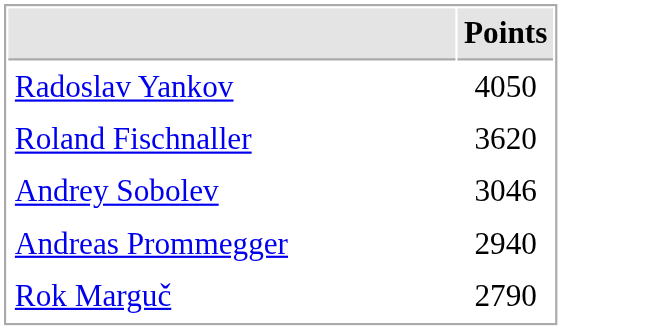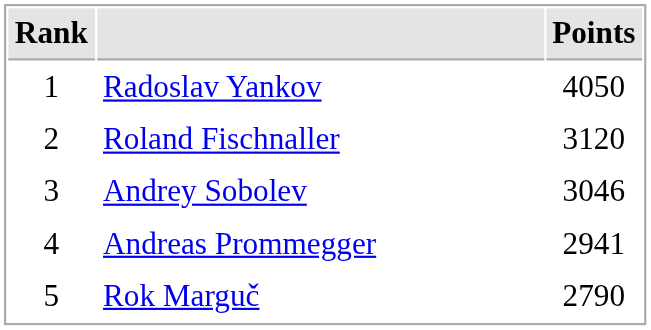+ column: (51, 32)
(506, 139) 3620 -> (594, 139) 3120
(506, 243) 2940 -> (594, 243) 2941
